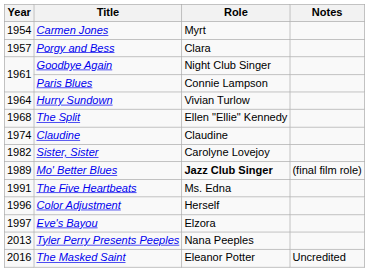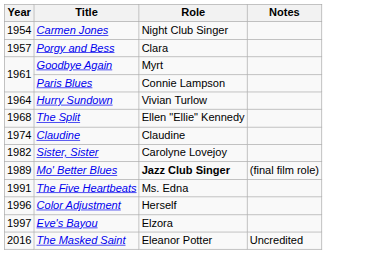(195, 30) Myrt -> (185, 30) Night Club Singer
(228, 65) Night Club Singer -> (152, 65) Myrt
- row: (108, 240)
